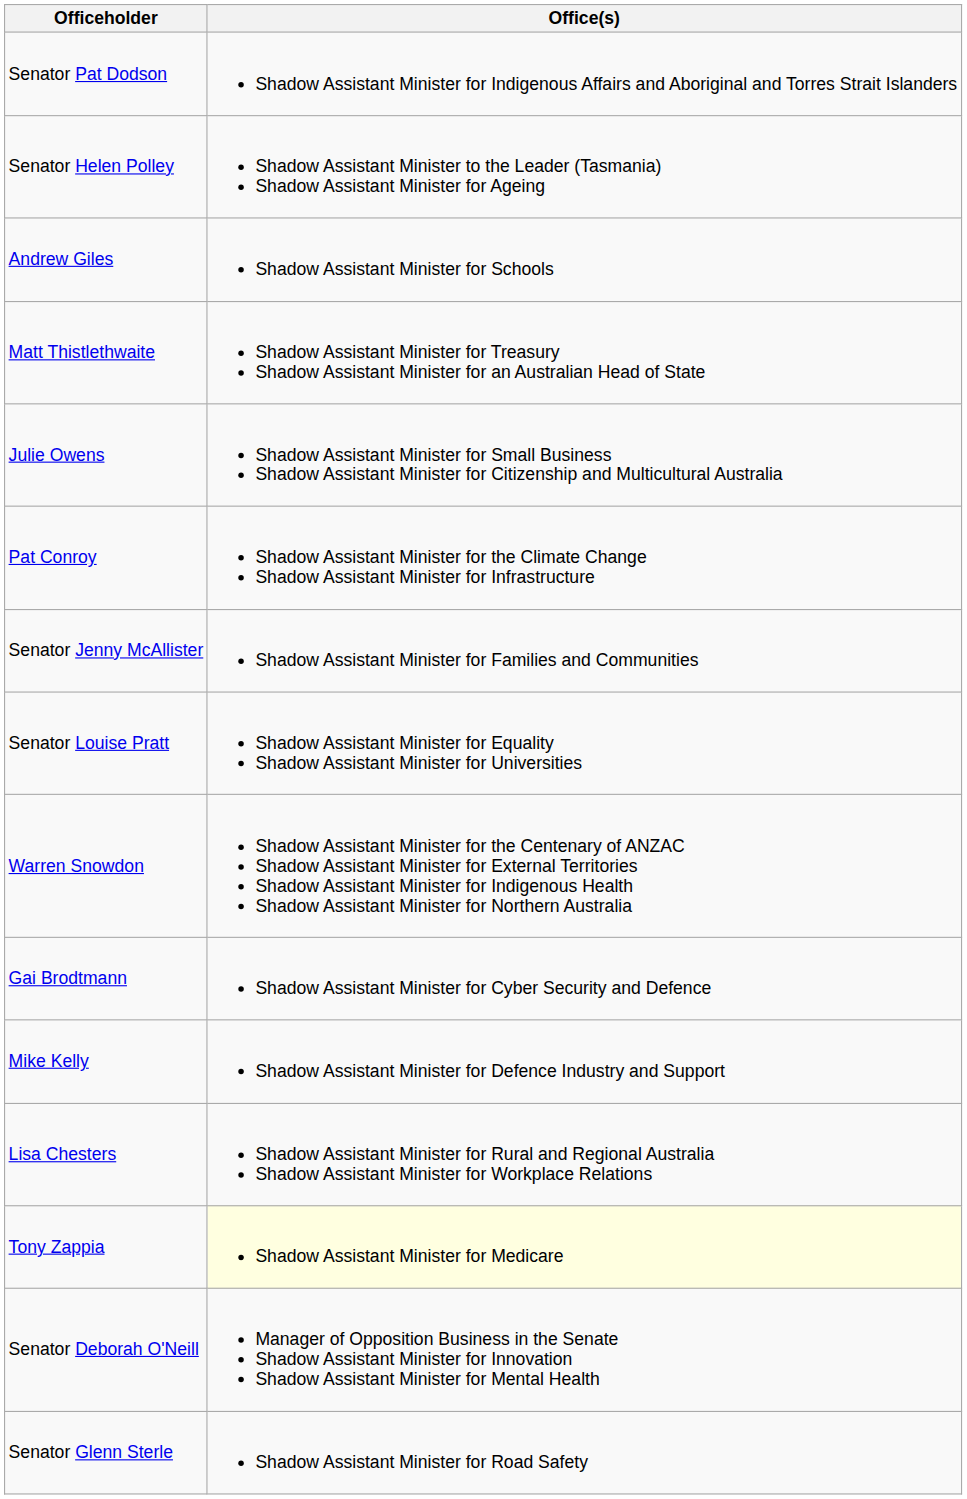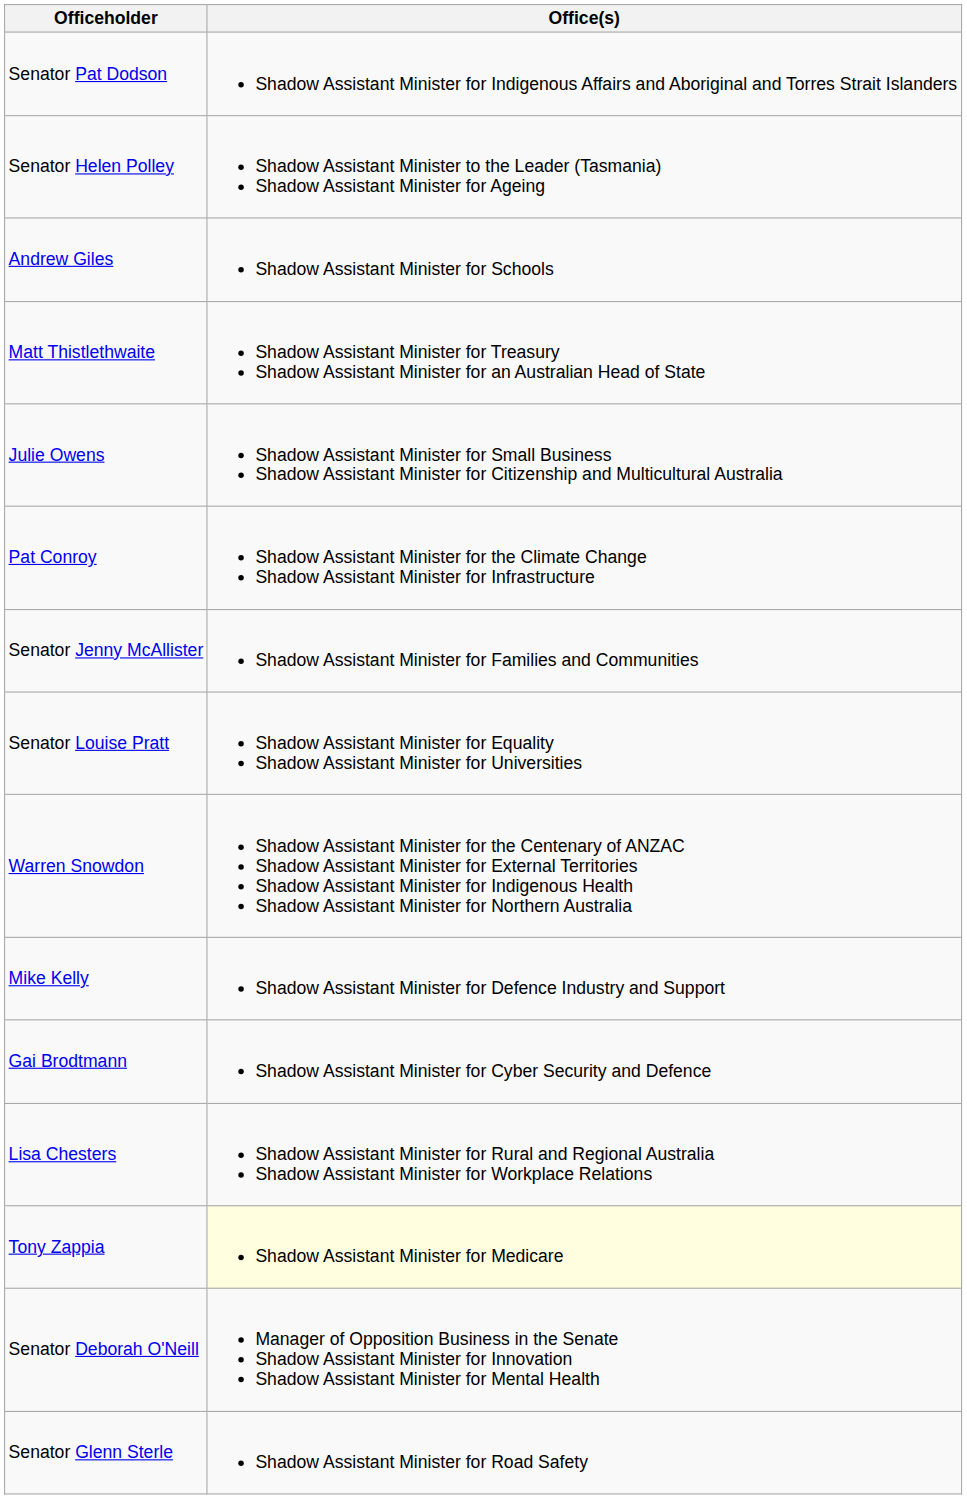rows swapped: (68, 978) <-> (49, 1061)
